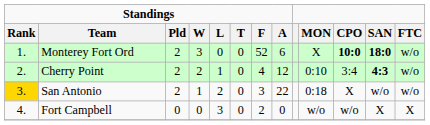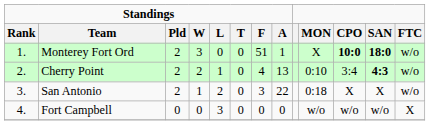(262, 52) 52 -> (262, 52) 51
(282, 52) 6 -> (282, 52) 1
(282, 71) 12 -> (282, 71) 13
(21, 91) gold background -> (21, 91) no background
(380, 91) w/o -> (380, 91) X
(262, 110) 2 -> (262, 110) 0
(380, 110) X -> (380, 110) w/o
